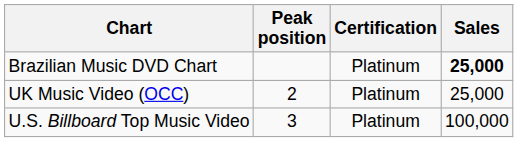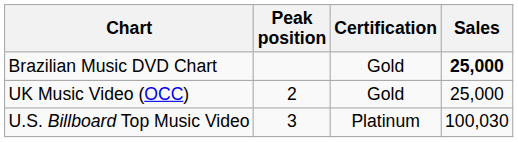(386, 66) Platinum -> (386, 66) Gold
(386, 94) Platinum -> (386, 94) Gold
(477, 121) 100,000 -> (477, 121) 100,030
